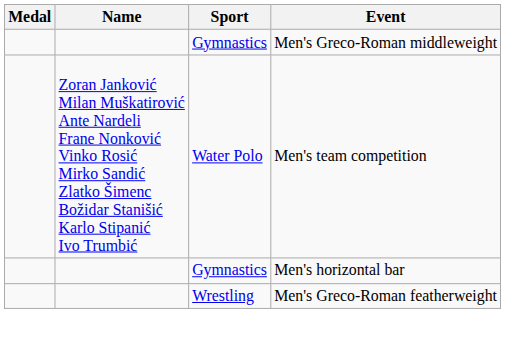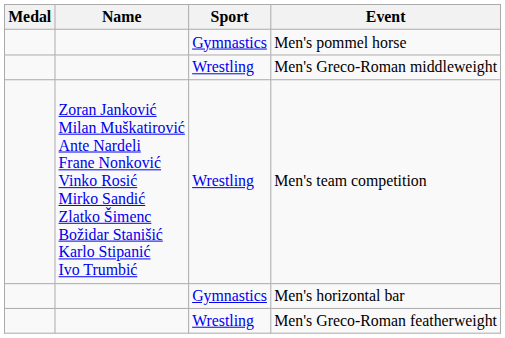+ row: (340, 42)
(230, 42) Gymnastics -> (223, 67) Wrestling
(227, 156) Water Polo -> (223, 181) Wrestling
